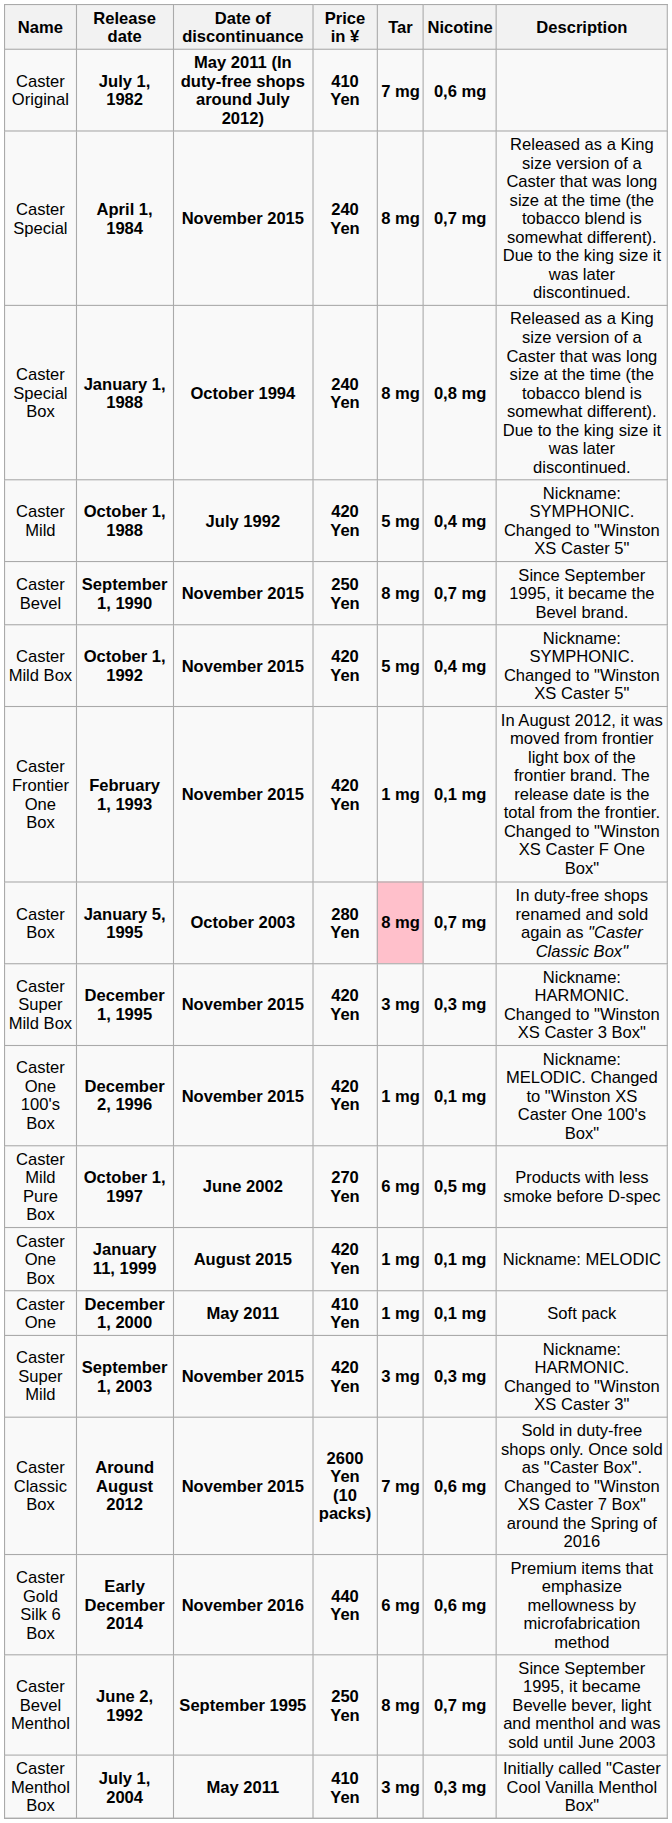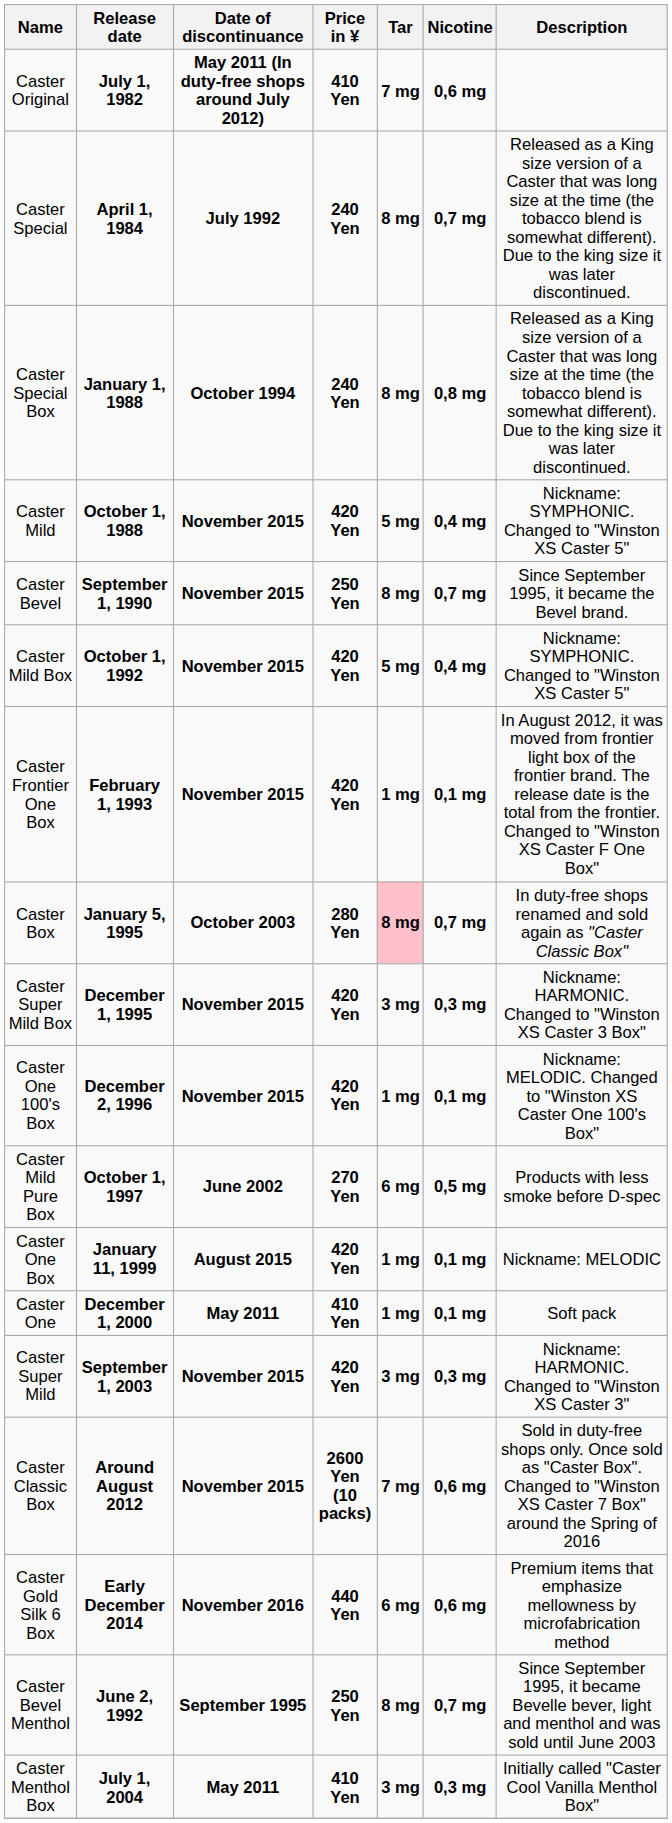(243, 219) November 2015 -> (243, 219) July 1992
(243, 521) July 1992 -> (243, 521) November 2015
